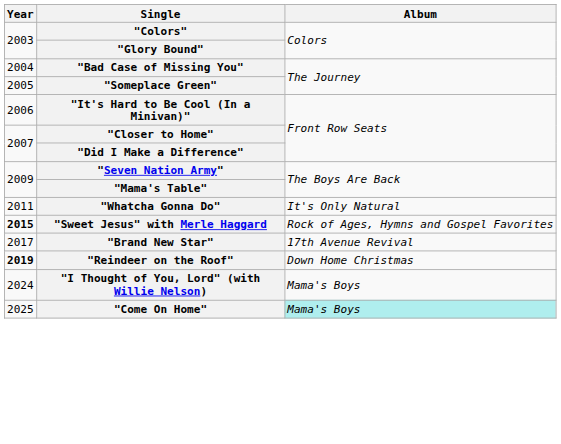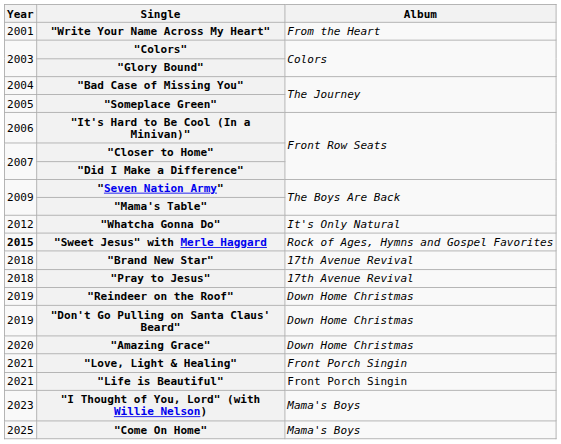+ row: (160, 31)
(20, 206) 2011 -> (20, 224) 2012
(20, 242) 2017 -> (20, 260) 2018
+ row: (160, 278)
(20, 260) bold -> (20, 296) normal
+ row: (160, 321)
+ row: (160, 345)
+ row: (160, 363)
+ row: (160, 381)
(20, 285) 2024 -> (20, 405) 2023
(324, 309) paleturquoise background -> (324, 430) no background
